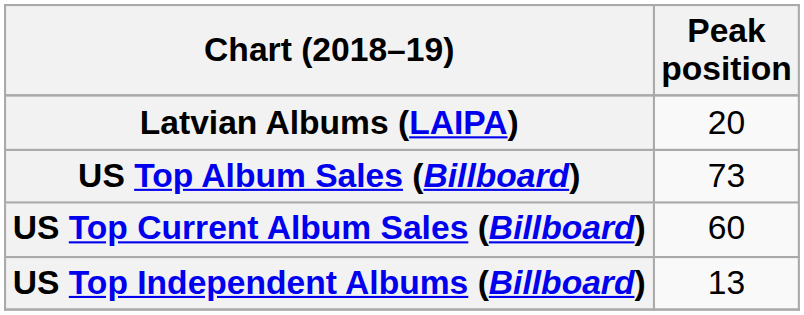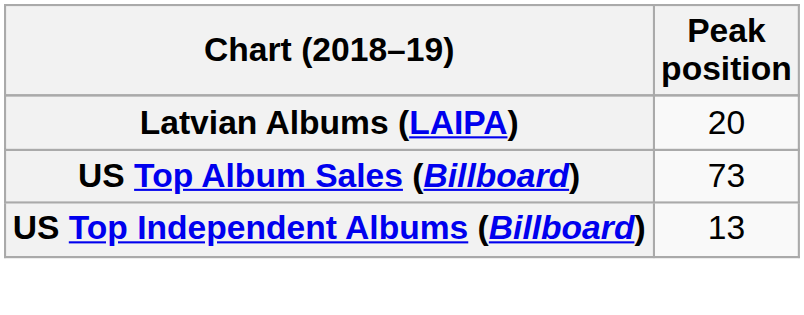- row: (329, 228)
